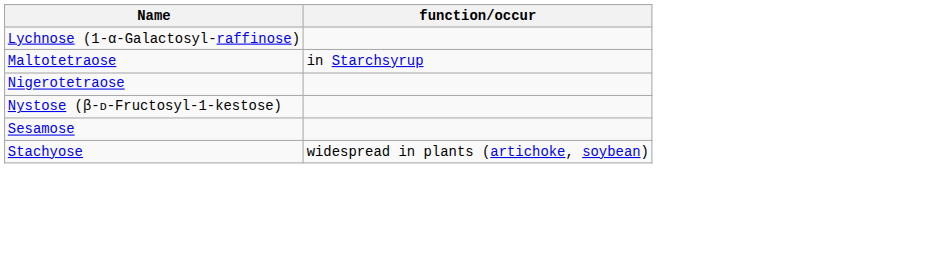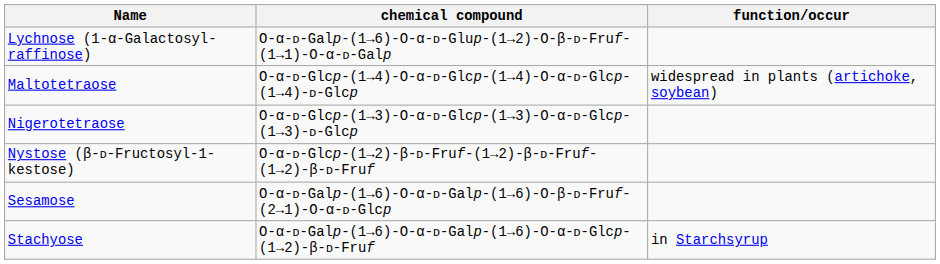+ column: (452, 16)
(365, 61) in Starchsyrup -> (785, 85) widespread in plants (artichoke, soybean)
(478, 152) widespread in plants (artichoke, soybean) -> (709, 240) in Starchsyrup
